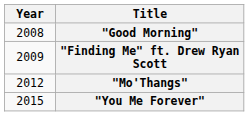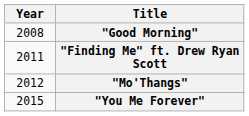(30, 58) 2009 -> (30, 58) 2011
